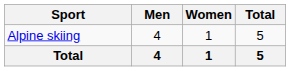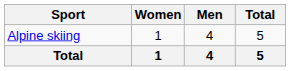columns swapped: (157, 14) <-> (209, 14)
